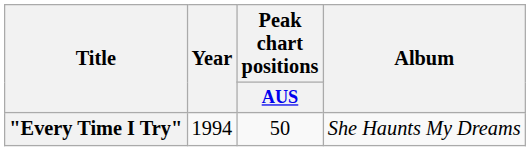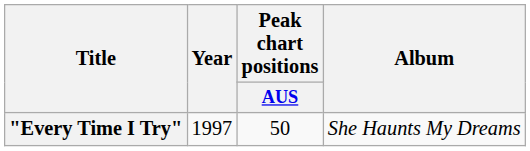(212, 128) 1994 -> (212, 128) 1997
